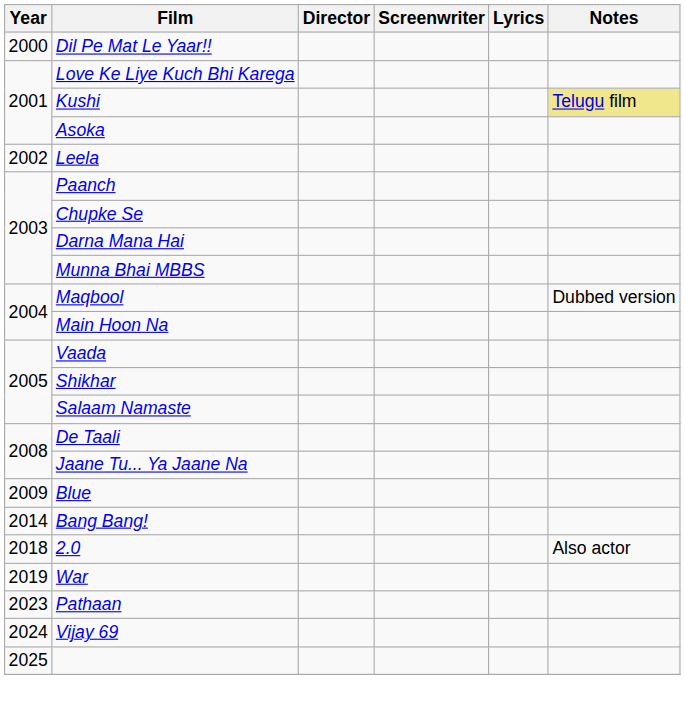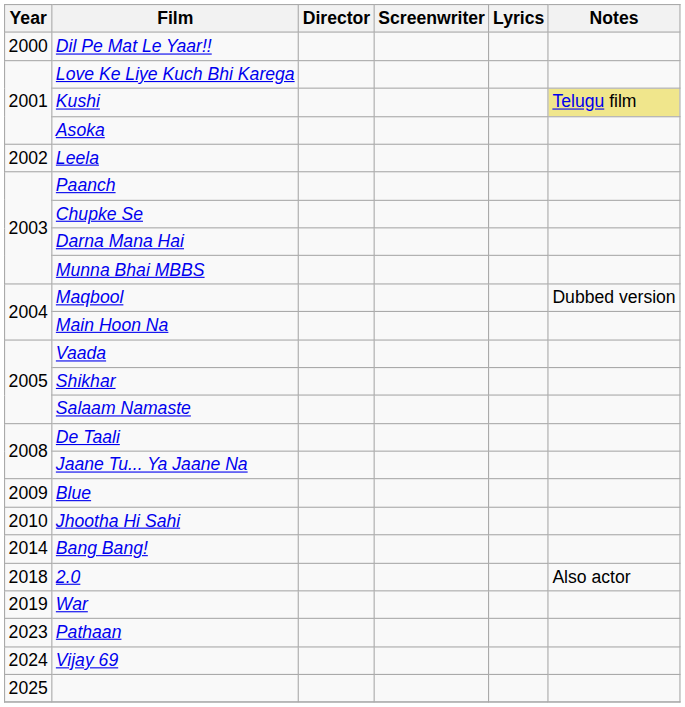+ row: (28, 520)
